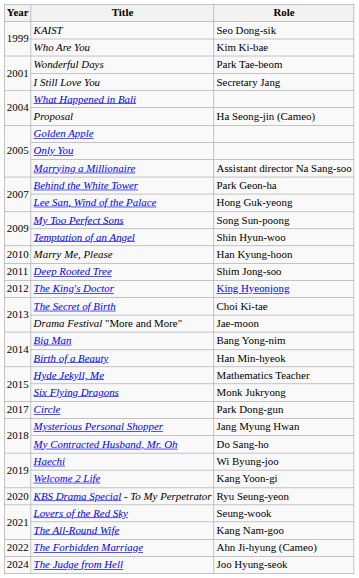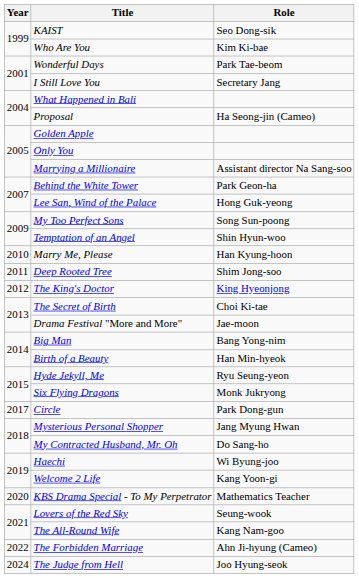(263, 375) Mathematics Teacher -> (253, 375) Ryu Seung-yeon
(253, 496) Ryu Seung-yeon -> (263, 496) Mathematics Teacher
